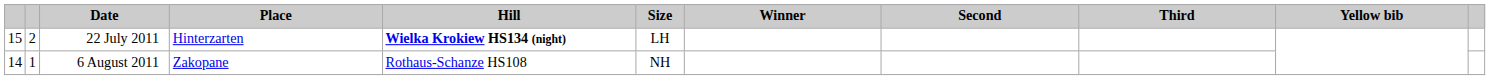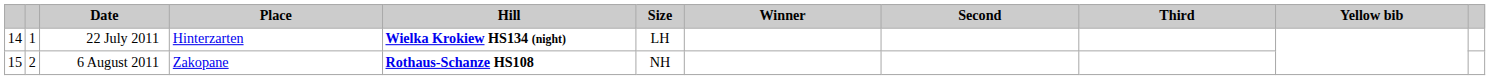(15, 39) 15 -> (15, 39) 14
(32, 39) 2 -> (32, 39) 1
(15, 62) 14 -> (15, 62) 15
(32, 62) 1 -> (32, 62) 2
(456, 62) normal -> (460, 62) bold
